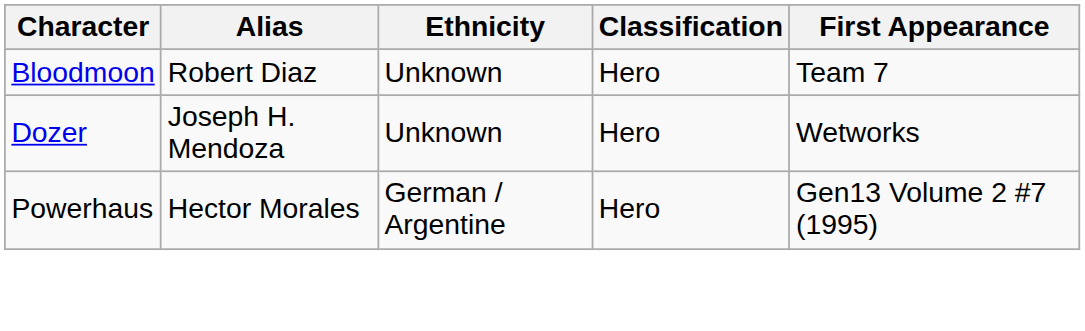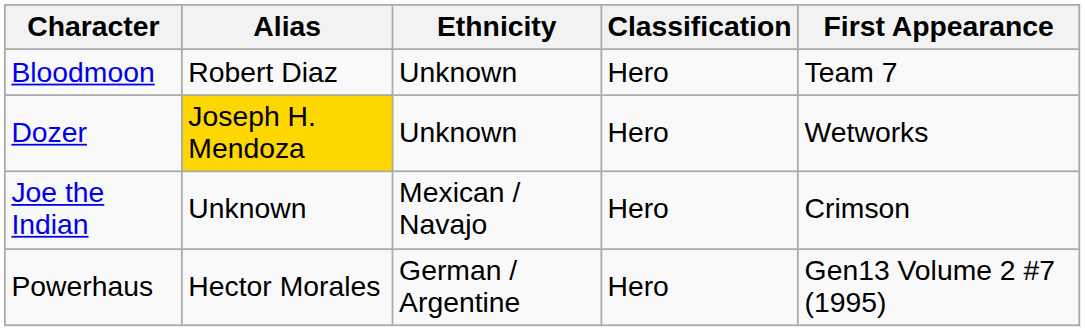(232, 132) no background -> (252, 132) gold background
+ row: (58, 209)
